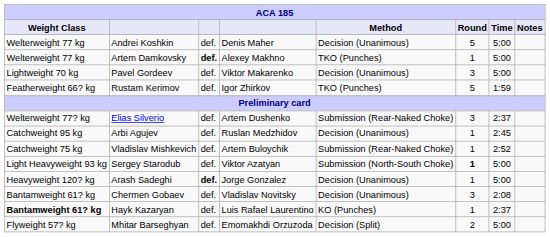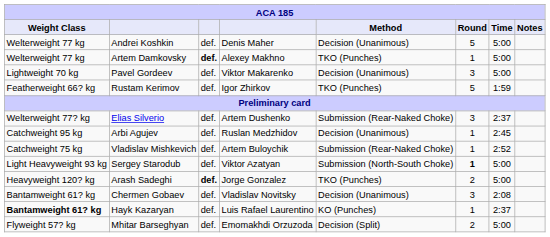(363, 179) Decision (Unanimous) -> (350, 179) TKO (Punches)
(472, 179) 1 -> (472, 179) 2
